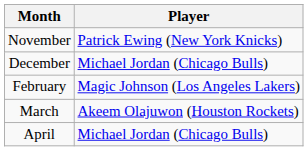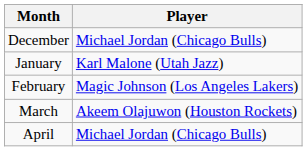- row: (39, 39)
+ row: (38, 63)
